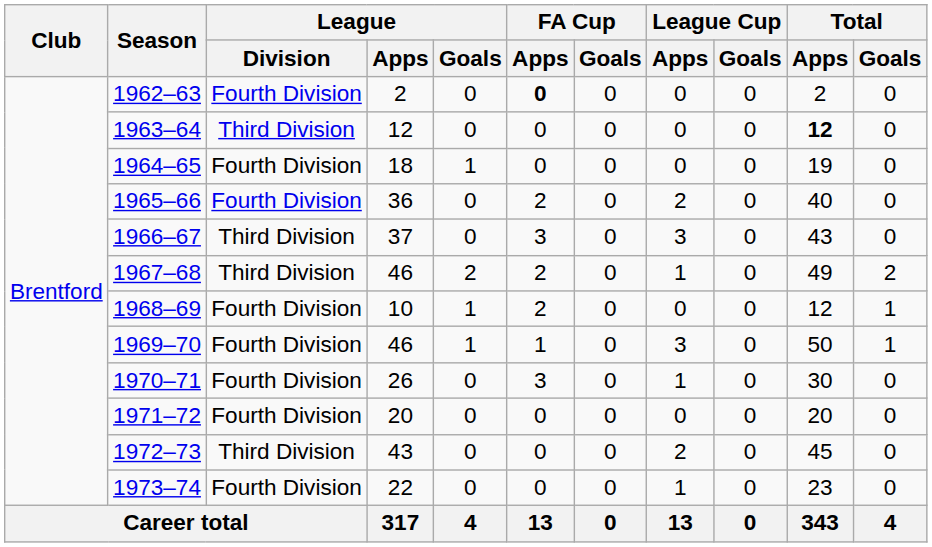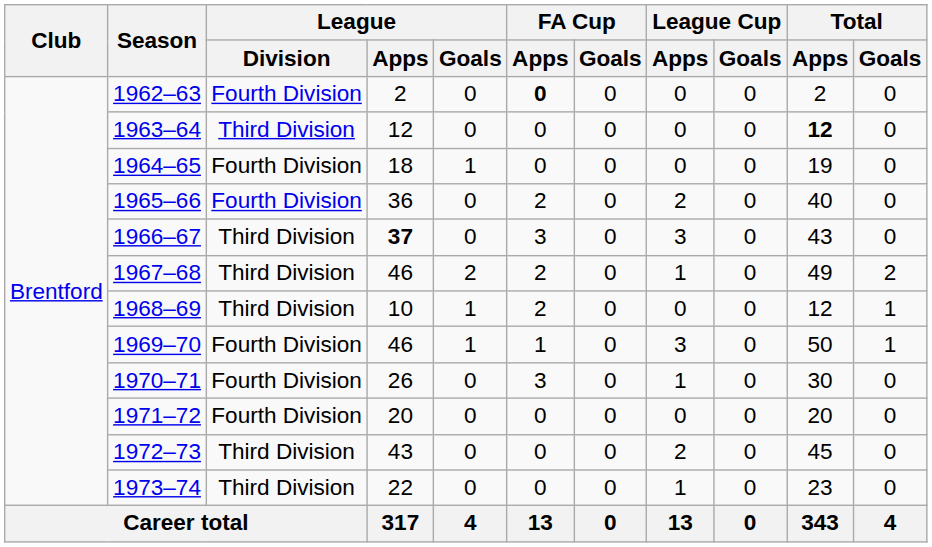(400, 237) normal -> (400, 237) bold
(287, 308) Fourth Division -> (287, 308) Third Division
(287, 487) Fourth Division -> (287, 487) Third Division
